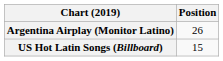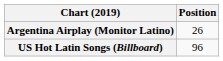(198, 47) 15 -> (198, 47) 96
